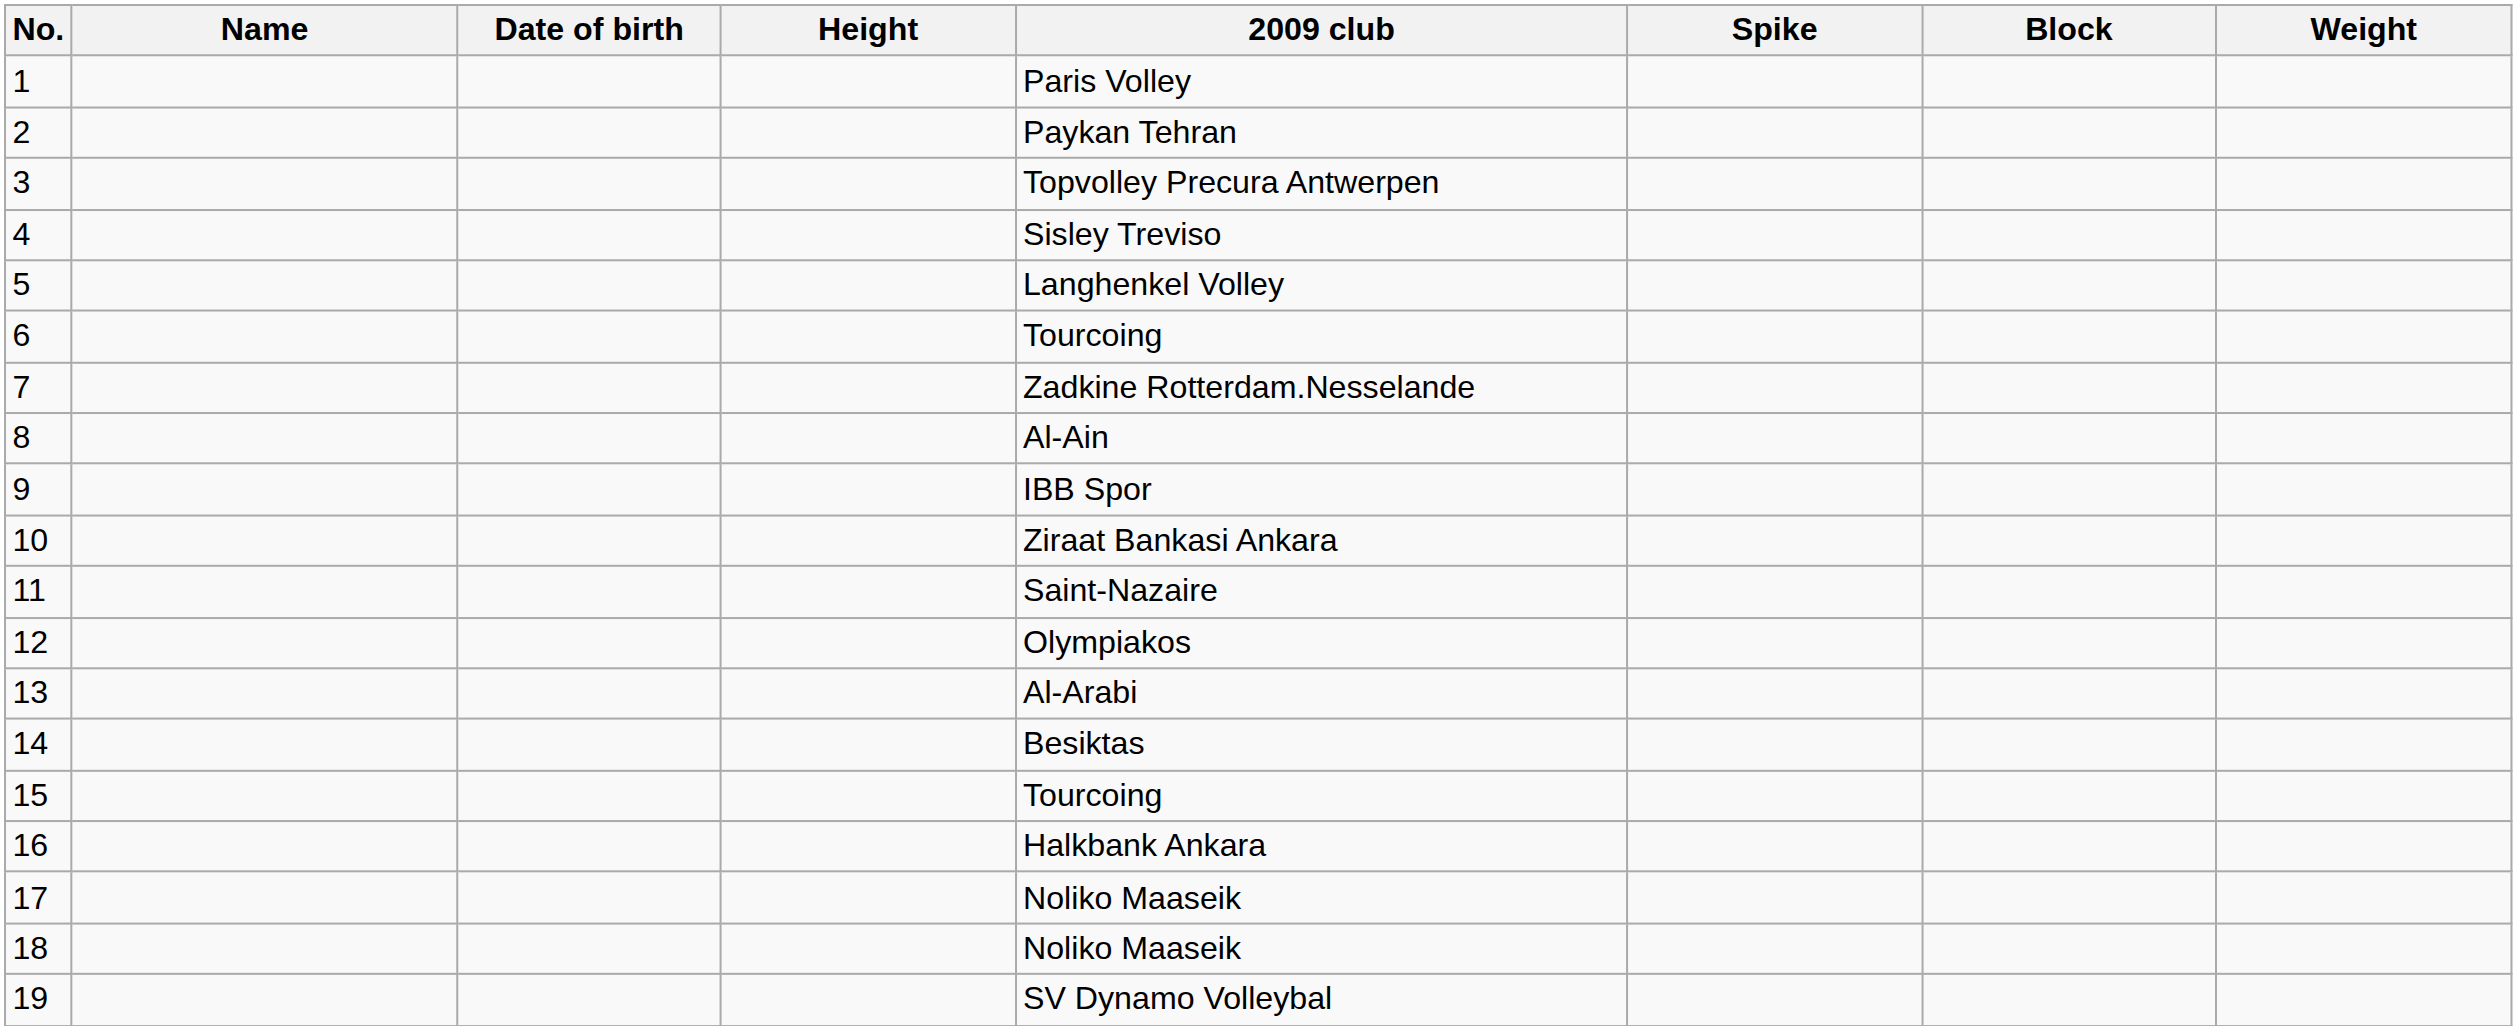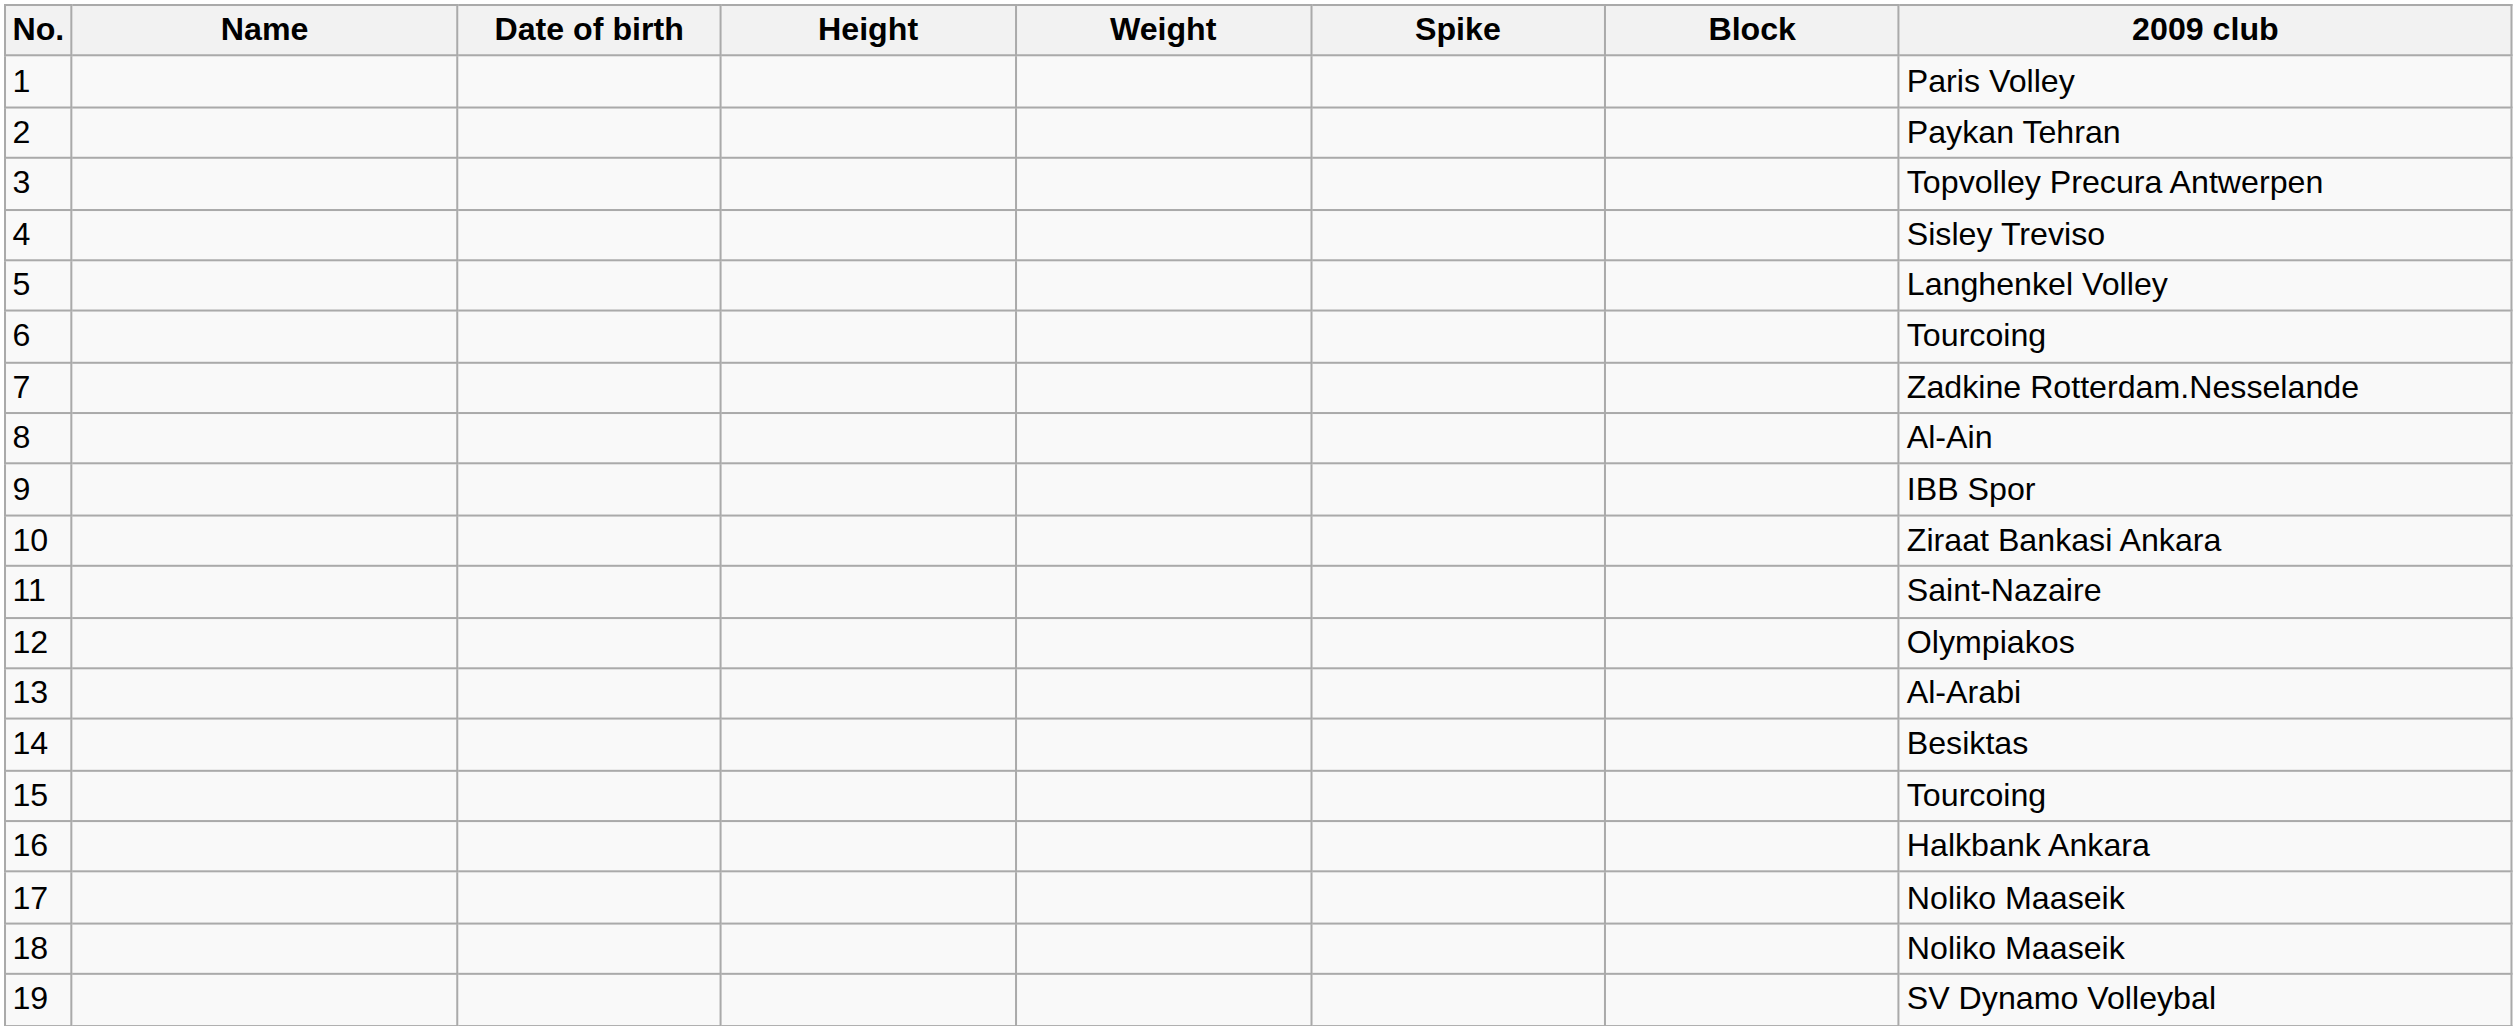columns swapped: (2364, 30) <-> (1322, 30)
